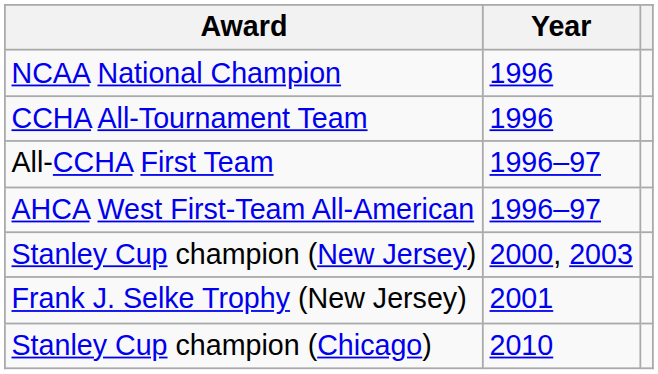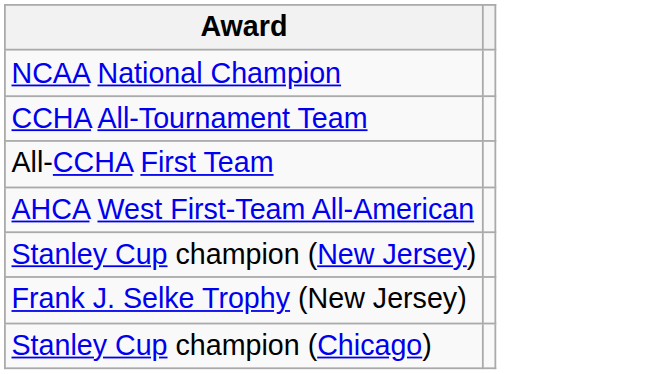- column: (561, 27)
